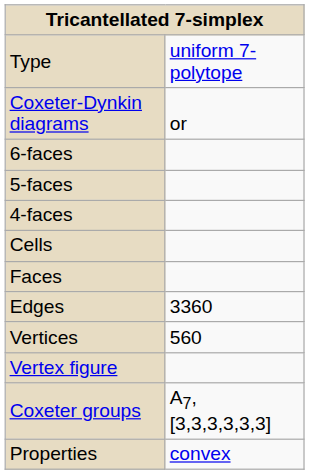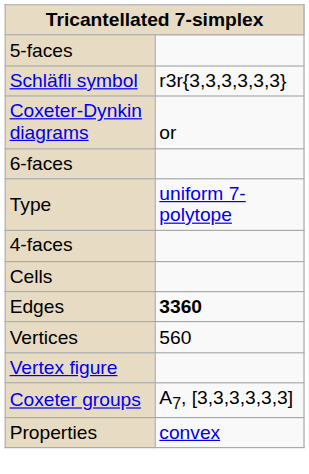rows swapped: (30, 61) <-> (41, 184)
+ row: (74, 80)
- row: (36, 276)
(191, 306) normal -> (181, 306) bold
